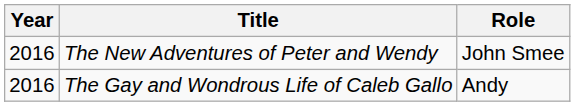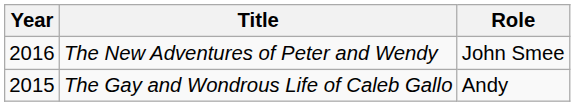(32, 85) 2016 -> (32, 85) 2015
